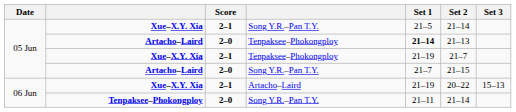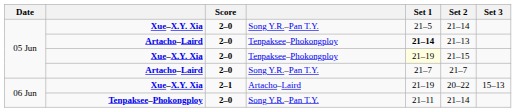(226, 26) 2–1 -> (226, 26) 2–0
(226, 56) 2–1 -> (226, 56) 2–0
(423, 56) no background -> (423, 56) lightyellow background
(458, 56) 21–7 -> (458, 56) 21–15
(458, 71) 21–15 -> (458, 71) 21–7
